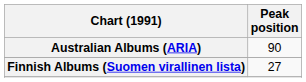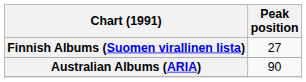rows swapped: (126, 47) <-> (126, 67)
